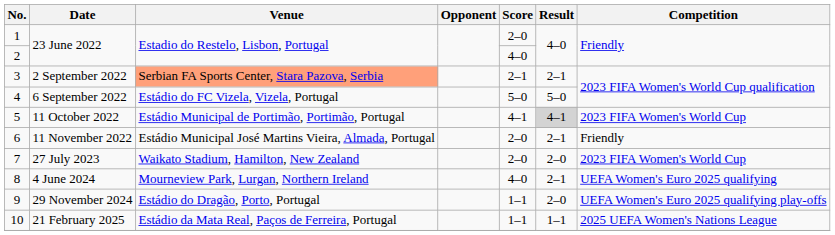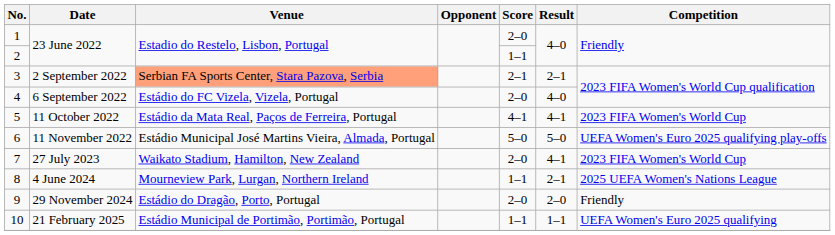(518, 55) 4–0 -> (518, 55) 1–1
(518, 96) 5–0 -> (518, 96) 2–0
(557, 96) 5–0 -> (557, 96) 4–0
(271, 117) Estádio Municipal de Portimão, Portimão, Portugal -> (268, 117) Estádio da Mata Real, Paços de Ferreira, Portugal
(557, 117) lightgrey background -> (557, 117) no background
(518, 138) 2–0 -> (518, 138) 5–0
(557, 138) 2–1 -> (557, 138) 5–0
(602, 138) Friendly -> (703, 138) UEFA Women's Euro 2025 qualifying play-offs
(557, 158) 2–0 -> (557, 158) 4–1
(518, 179) 4–0 -> (518, 179) 1–1
(678, 179) UEFA Women's Euro 2025 qualifying -> (678, 179) 2025 UEFA Women's Nations League
(518, 199) 1–1 -> (518, 199) 2–0
(703, 199) UEFA Women's Euro 2025 qualifying play-offs -> (602, 199) Friendly
(268, 220) Estádio da Mata Real, Paços de Ferreira, Portugal -> (271, 220) Estádio Municipal de Portimão, Portimão, Portugal
(678, 220) 2025 UEFA Women's Nations League -> (678, 220) UEFA Women's Euro 2025 qualifying
